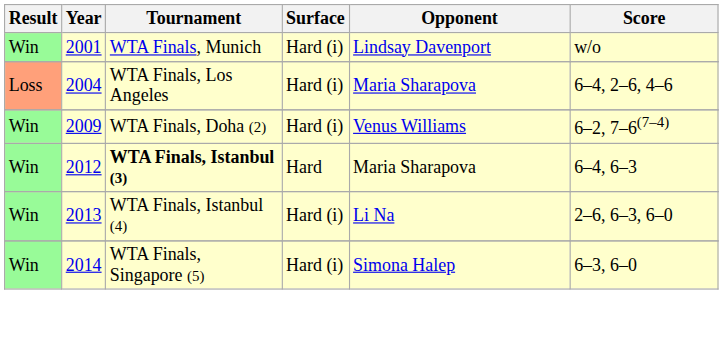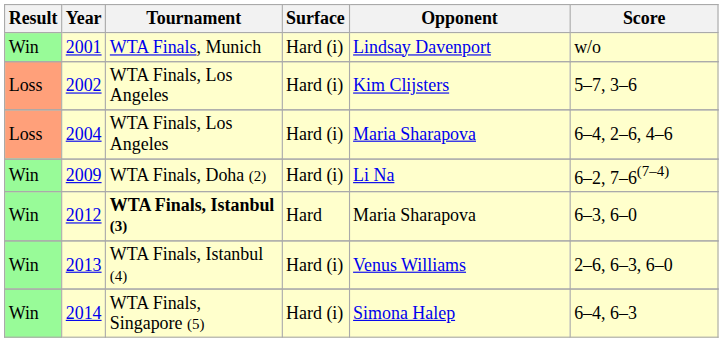+ row: (84, 85)
(410, 126) Venus Williams -> (374, 175) Li Na
(606, 167) 6–4, 6–3 -> (606, 216) 6–3, 6–0
(374, 216) Li Na -> (410, 264) Venus Williams
(606, 264) 6–3, 6–0 -> (606, 313) 6–4, 6–3
